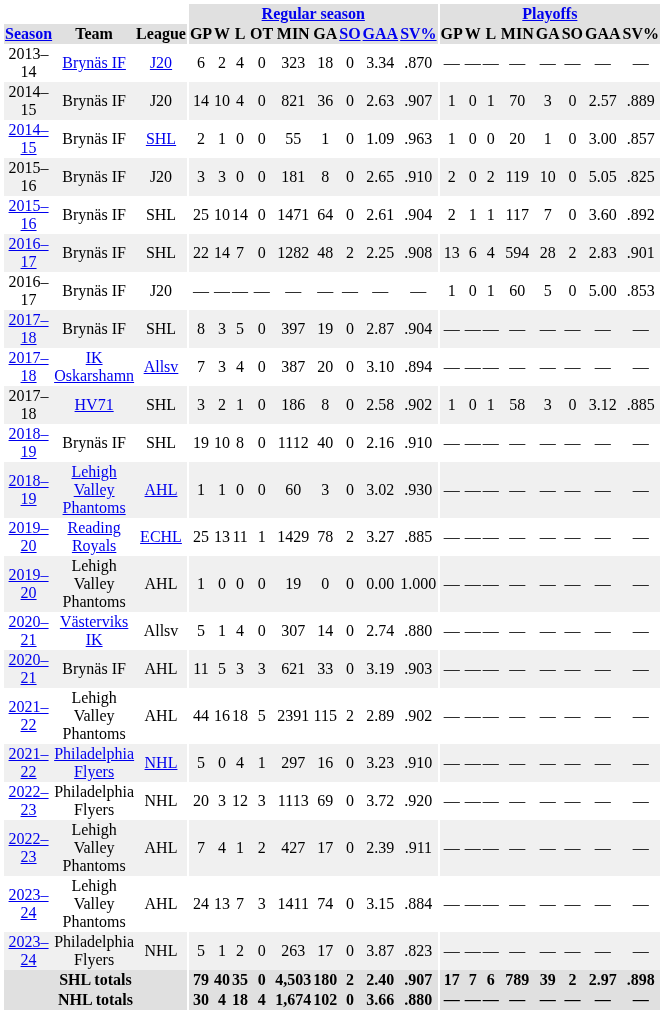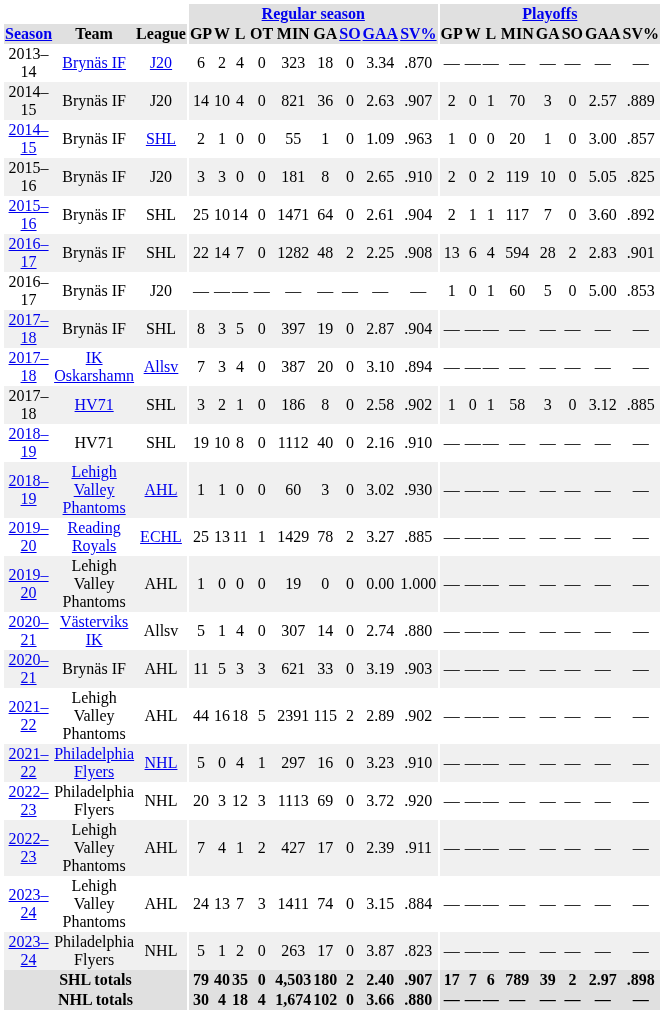(452, 100) 1 -> (452, 100) 2
(94, 442) Brynäs IF -> (94, 442) HV71
